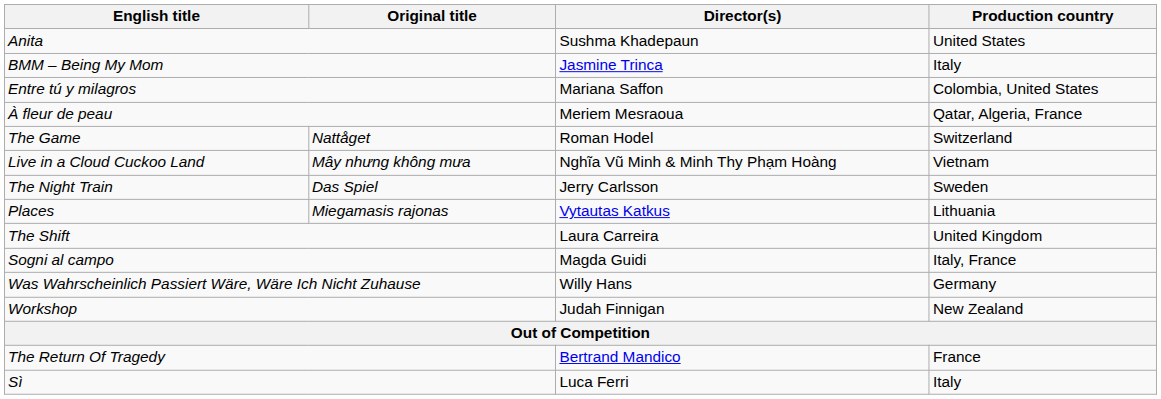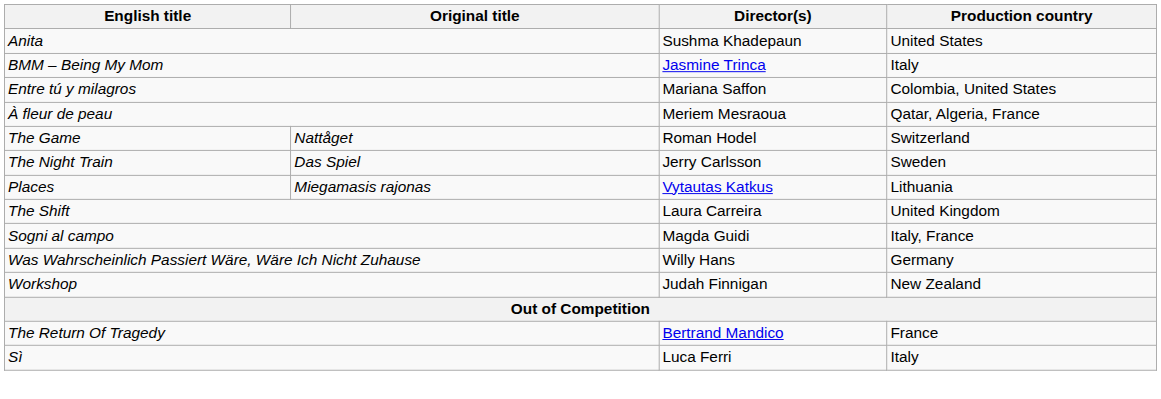- row: (106, 162)
